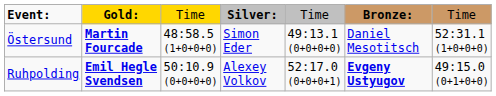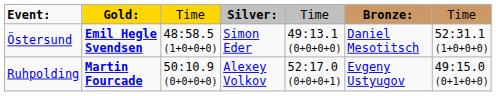(114, 41) Martin Fourcade -> (121, 41) Emil Hegle Svendsen
(121, 74) Emil Hegle Svendsen -> (114, 74) Martin Fourcade
(376, 74) bold -> (376, 74) normal
